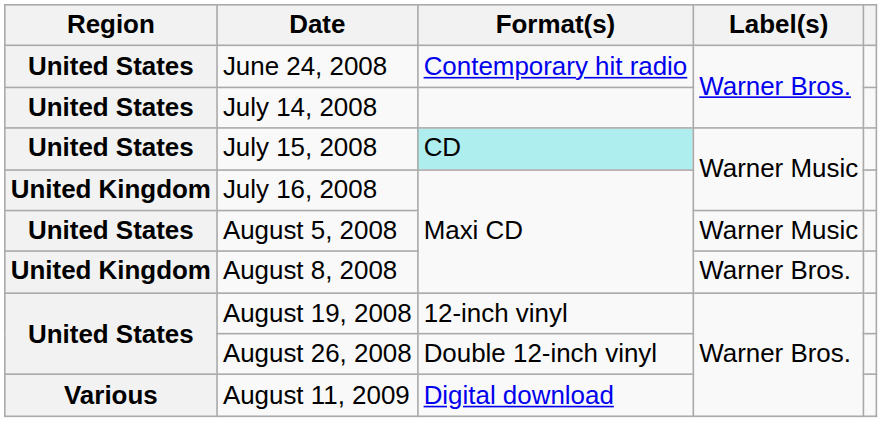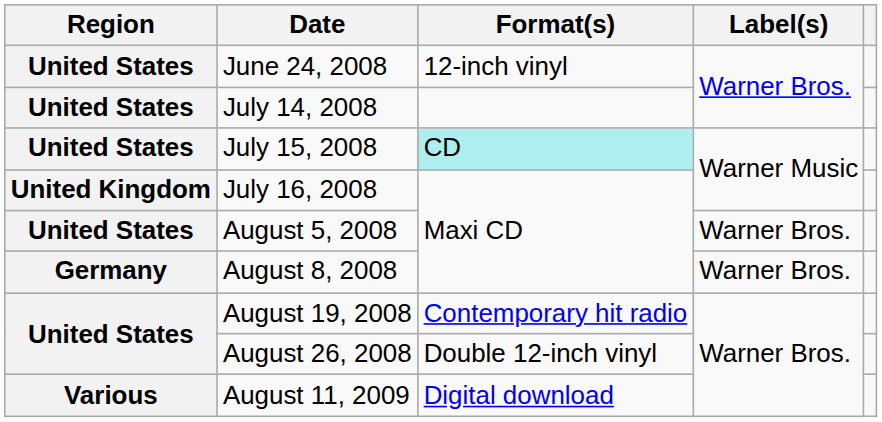(555, 66) Contemporary hit radio -> (496, 66) 12-inch vinyl
(779, 230) Warner Music -> (775, 230) Warner Bros.
(111, 271) United Kingdom -> (111, 271) Germany
(496, 312) 12-inch vinyl -> (555, 312) Contemporary hit radio
